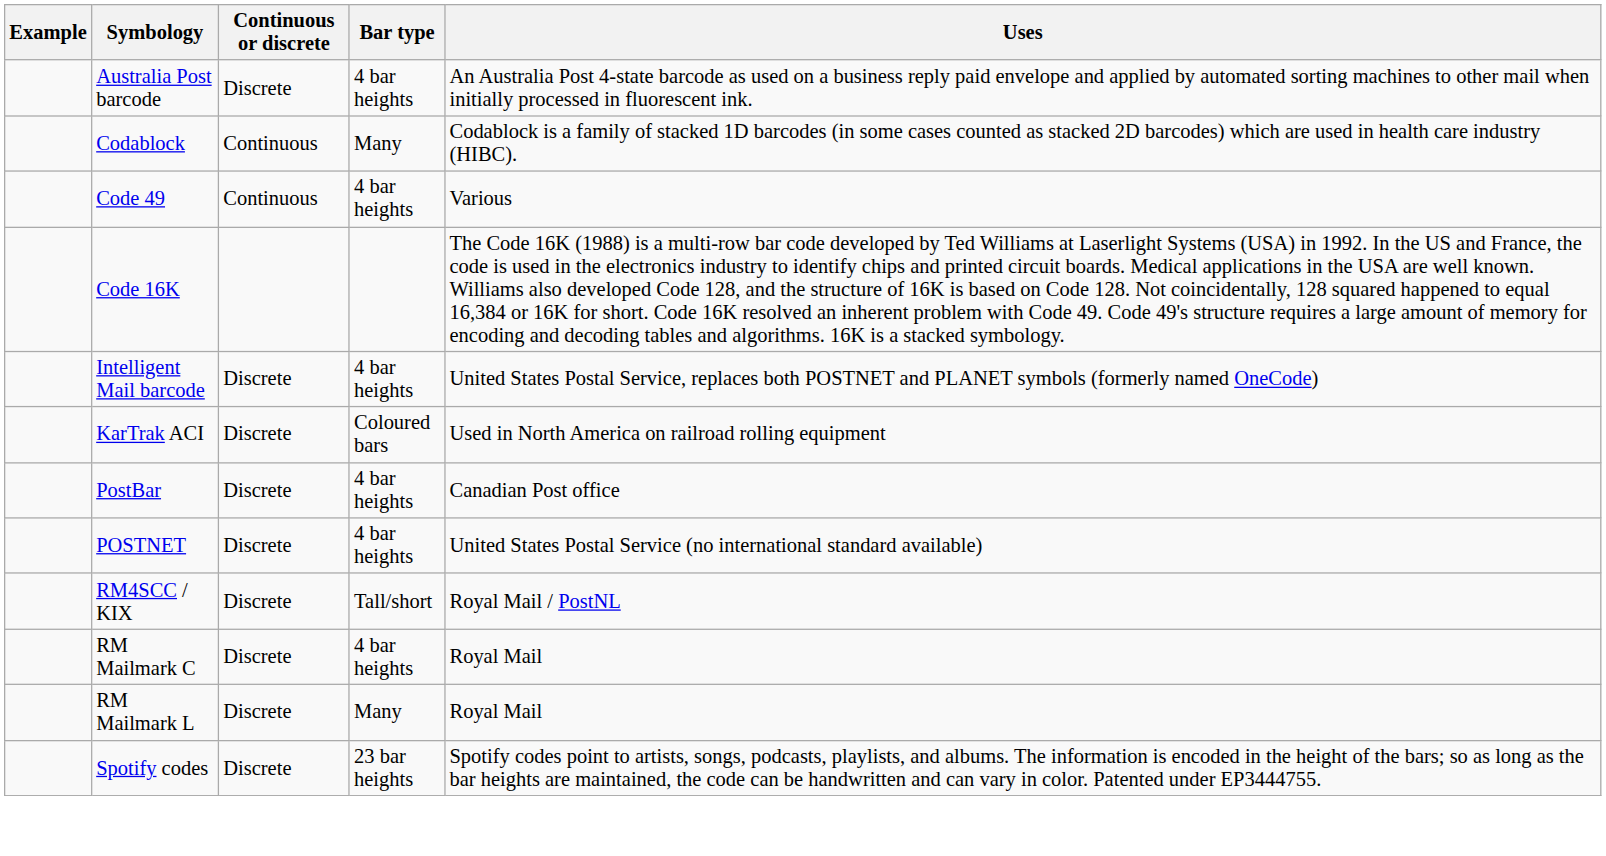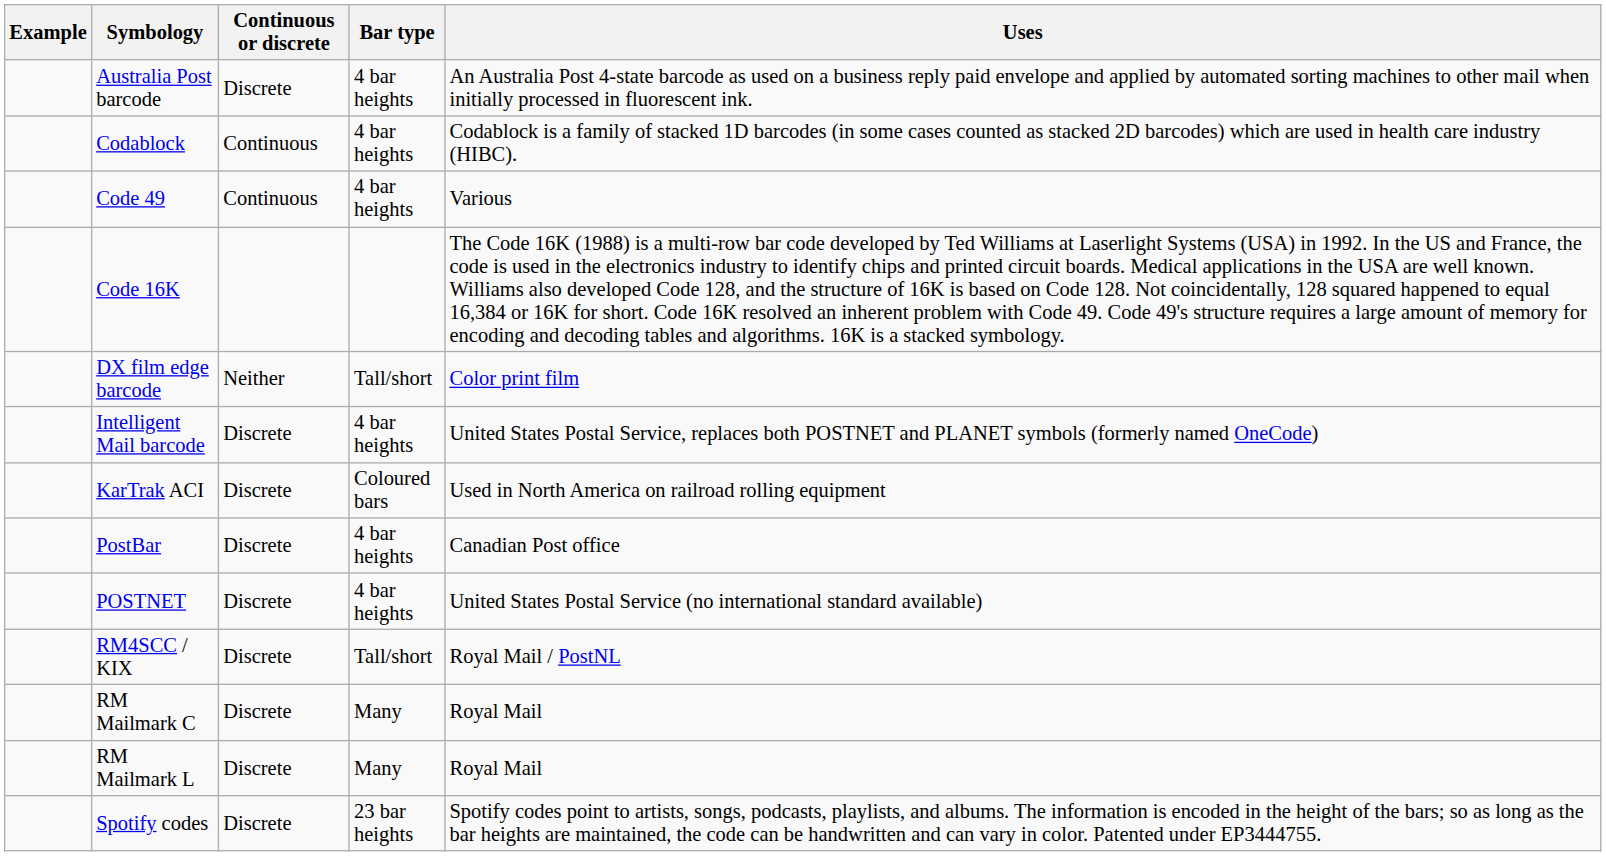(378, 143) Many -> (384, 143) 4 bar heights
+ row: (152, 378)
(384, 656) 4 bar heights -> (378, 712) Many
